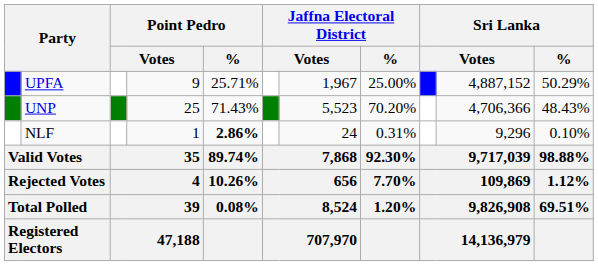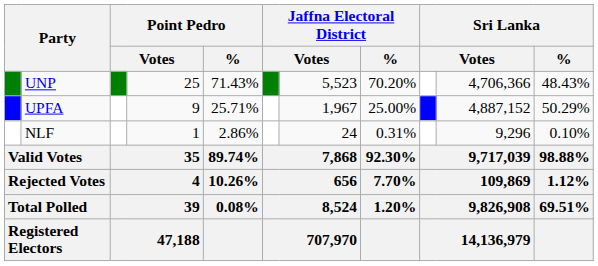rows swapped: (40, 108) <-> (44, 83)
(237, 132) bold -> (239, 132) normal
